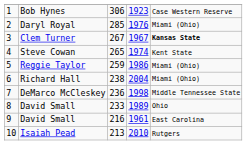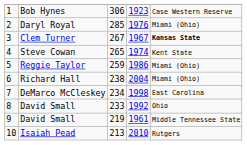(117, 92) 236 -> (117, 92) 234
(196, 92) Middle Tennessee State -> (178, 92) East Carolina
(138, 106) 1989 -> (138, 106) 1992
(117, 120) 216 -> (117, 120) 219
(178, 120) East Carolina -> (196, 120) Middle Tennessee State
